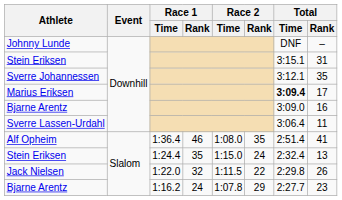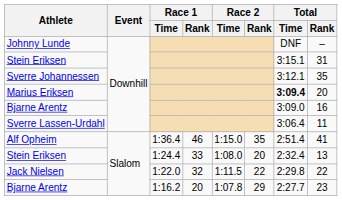(322, 92) 17 -> (322, 92) 20
(228, 140) 1:08.0 -> (228, 140) 1:15.0
(197, 156) 35 -> (197, 156) 33
(228, 156) 1:15.0 -> (228, 156) 1:08.0
(259, 156) 24 -> (259, 156) 20
(322, 172) 26 -> (322, 172) 22
(197, 188) 24 -> (197, 188) 20
